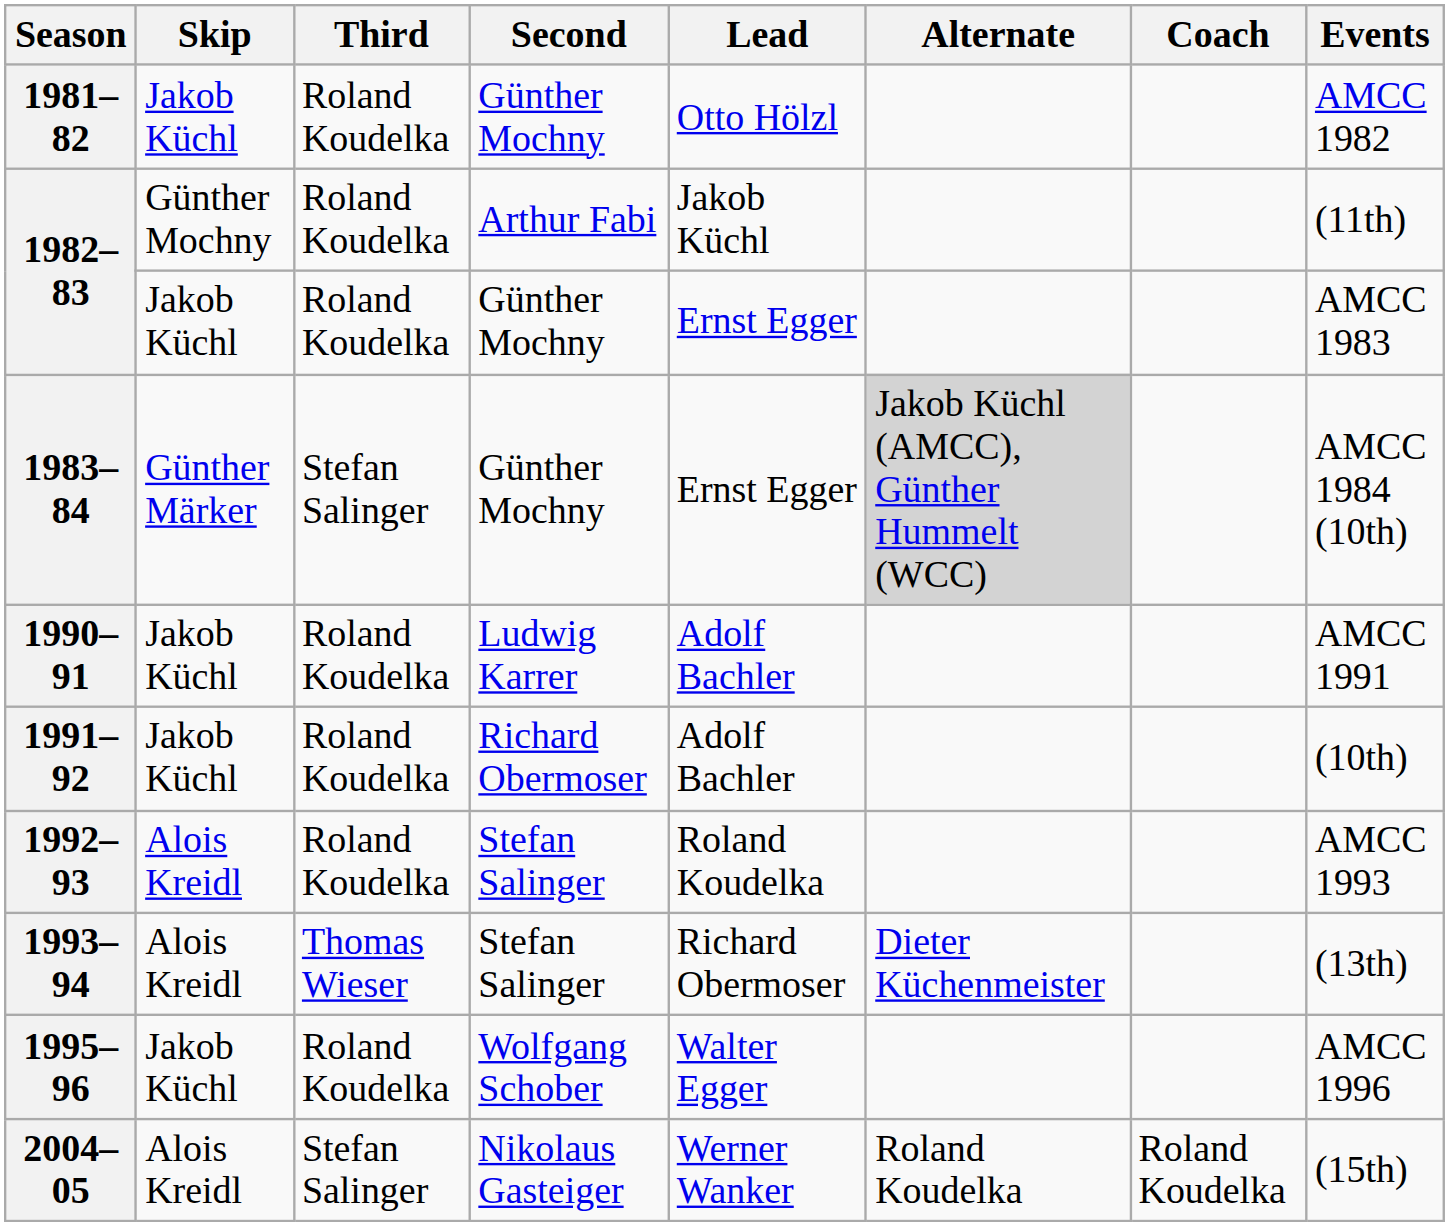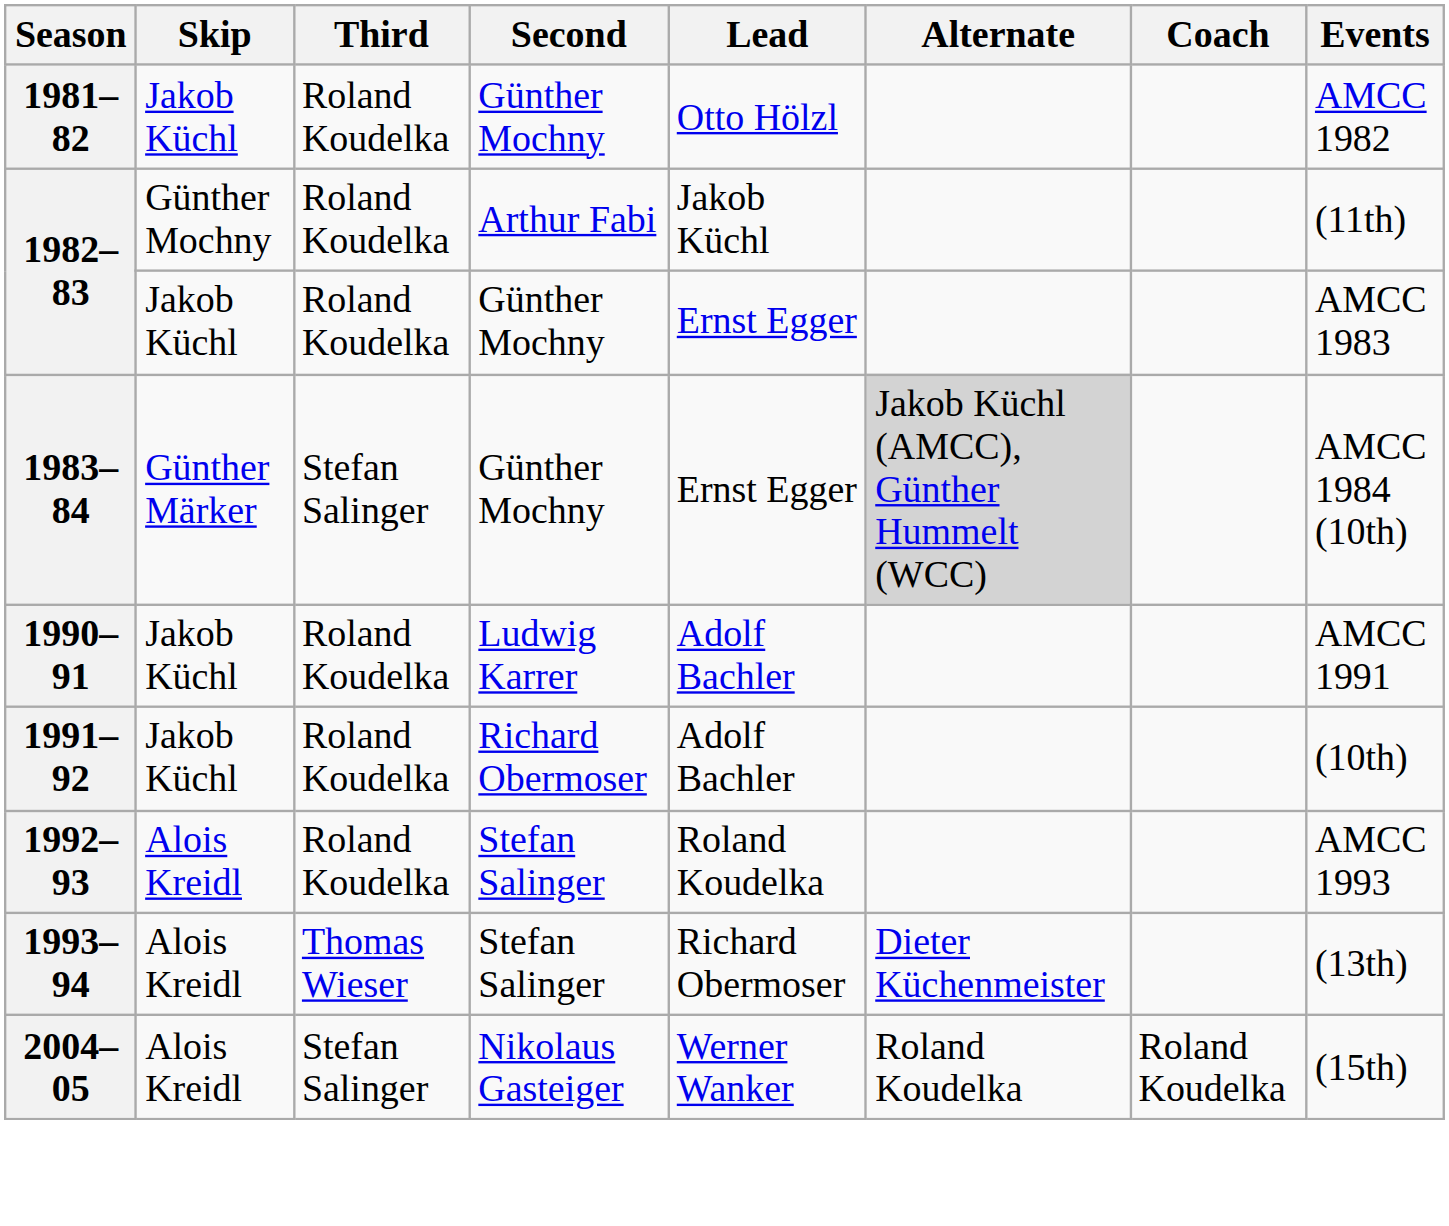- row: (71, 1066)
